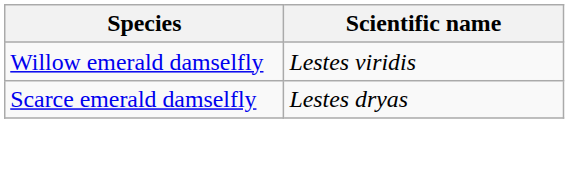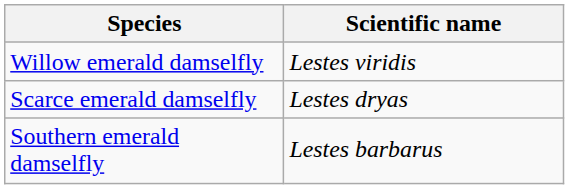+ row: (95, 150)
